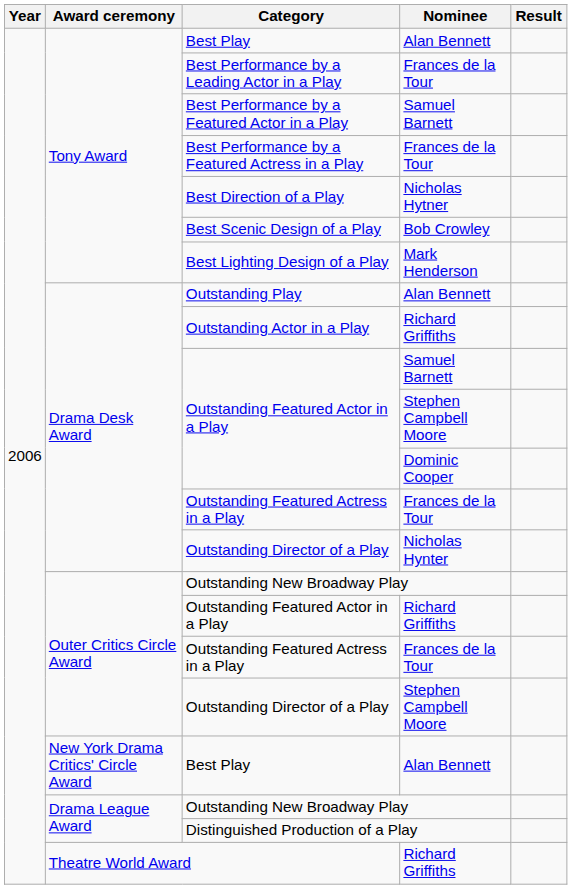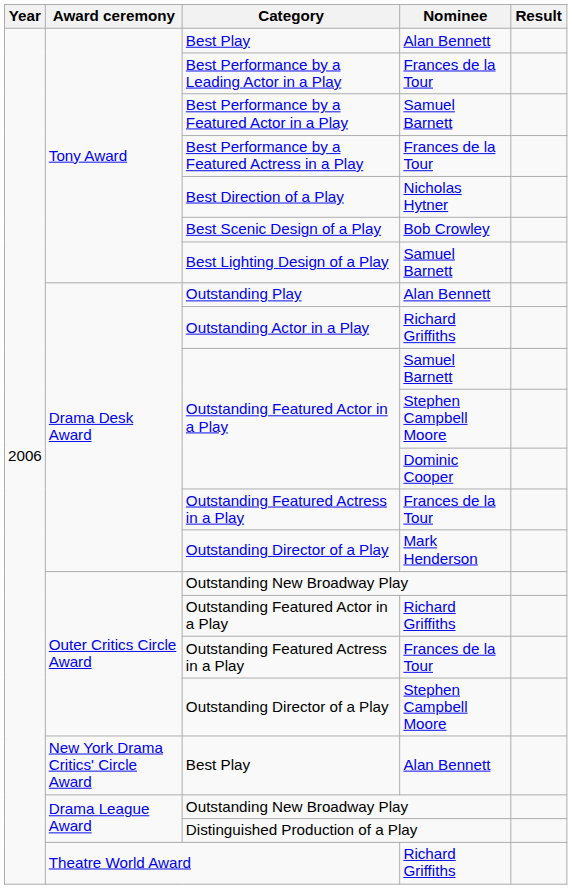(441, 262) Mark Henderson -> (429, 262) Samuel Barnett
(433, 550) Nicholas Hynter -> (441, 550) Mark Henderson
